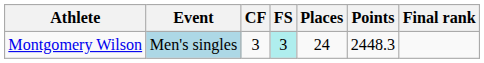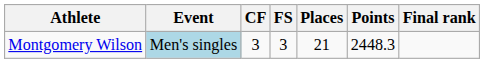(283, 44) paleturquoise background -> (283, 44) no background
(322, 44) 24 -> (322, 44) 21
